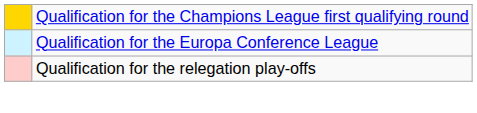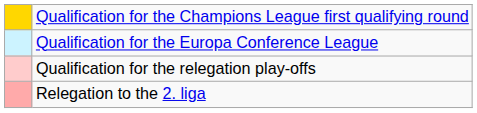+ row: (121, 94)
